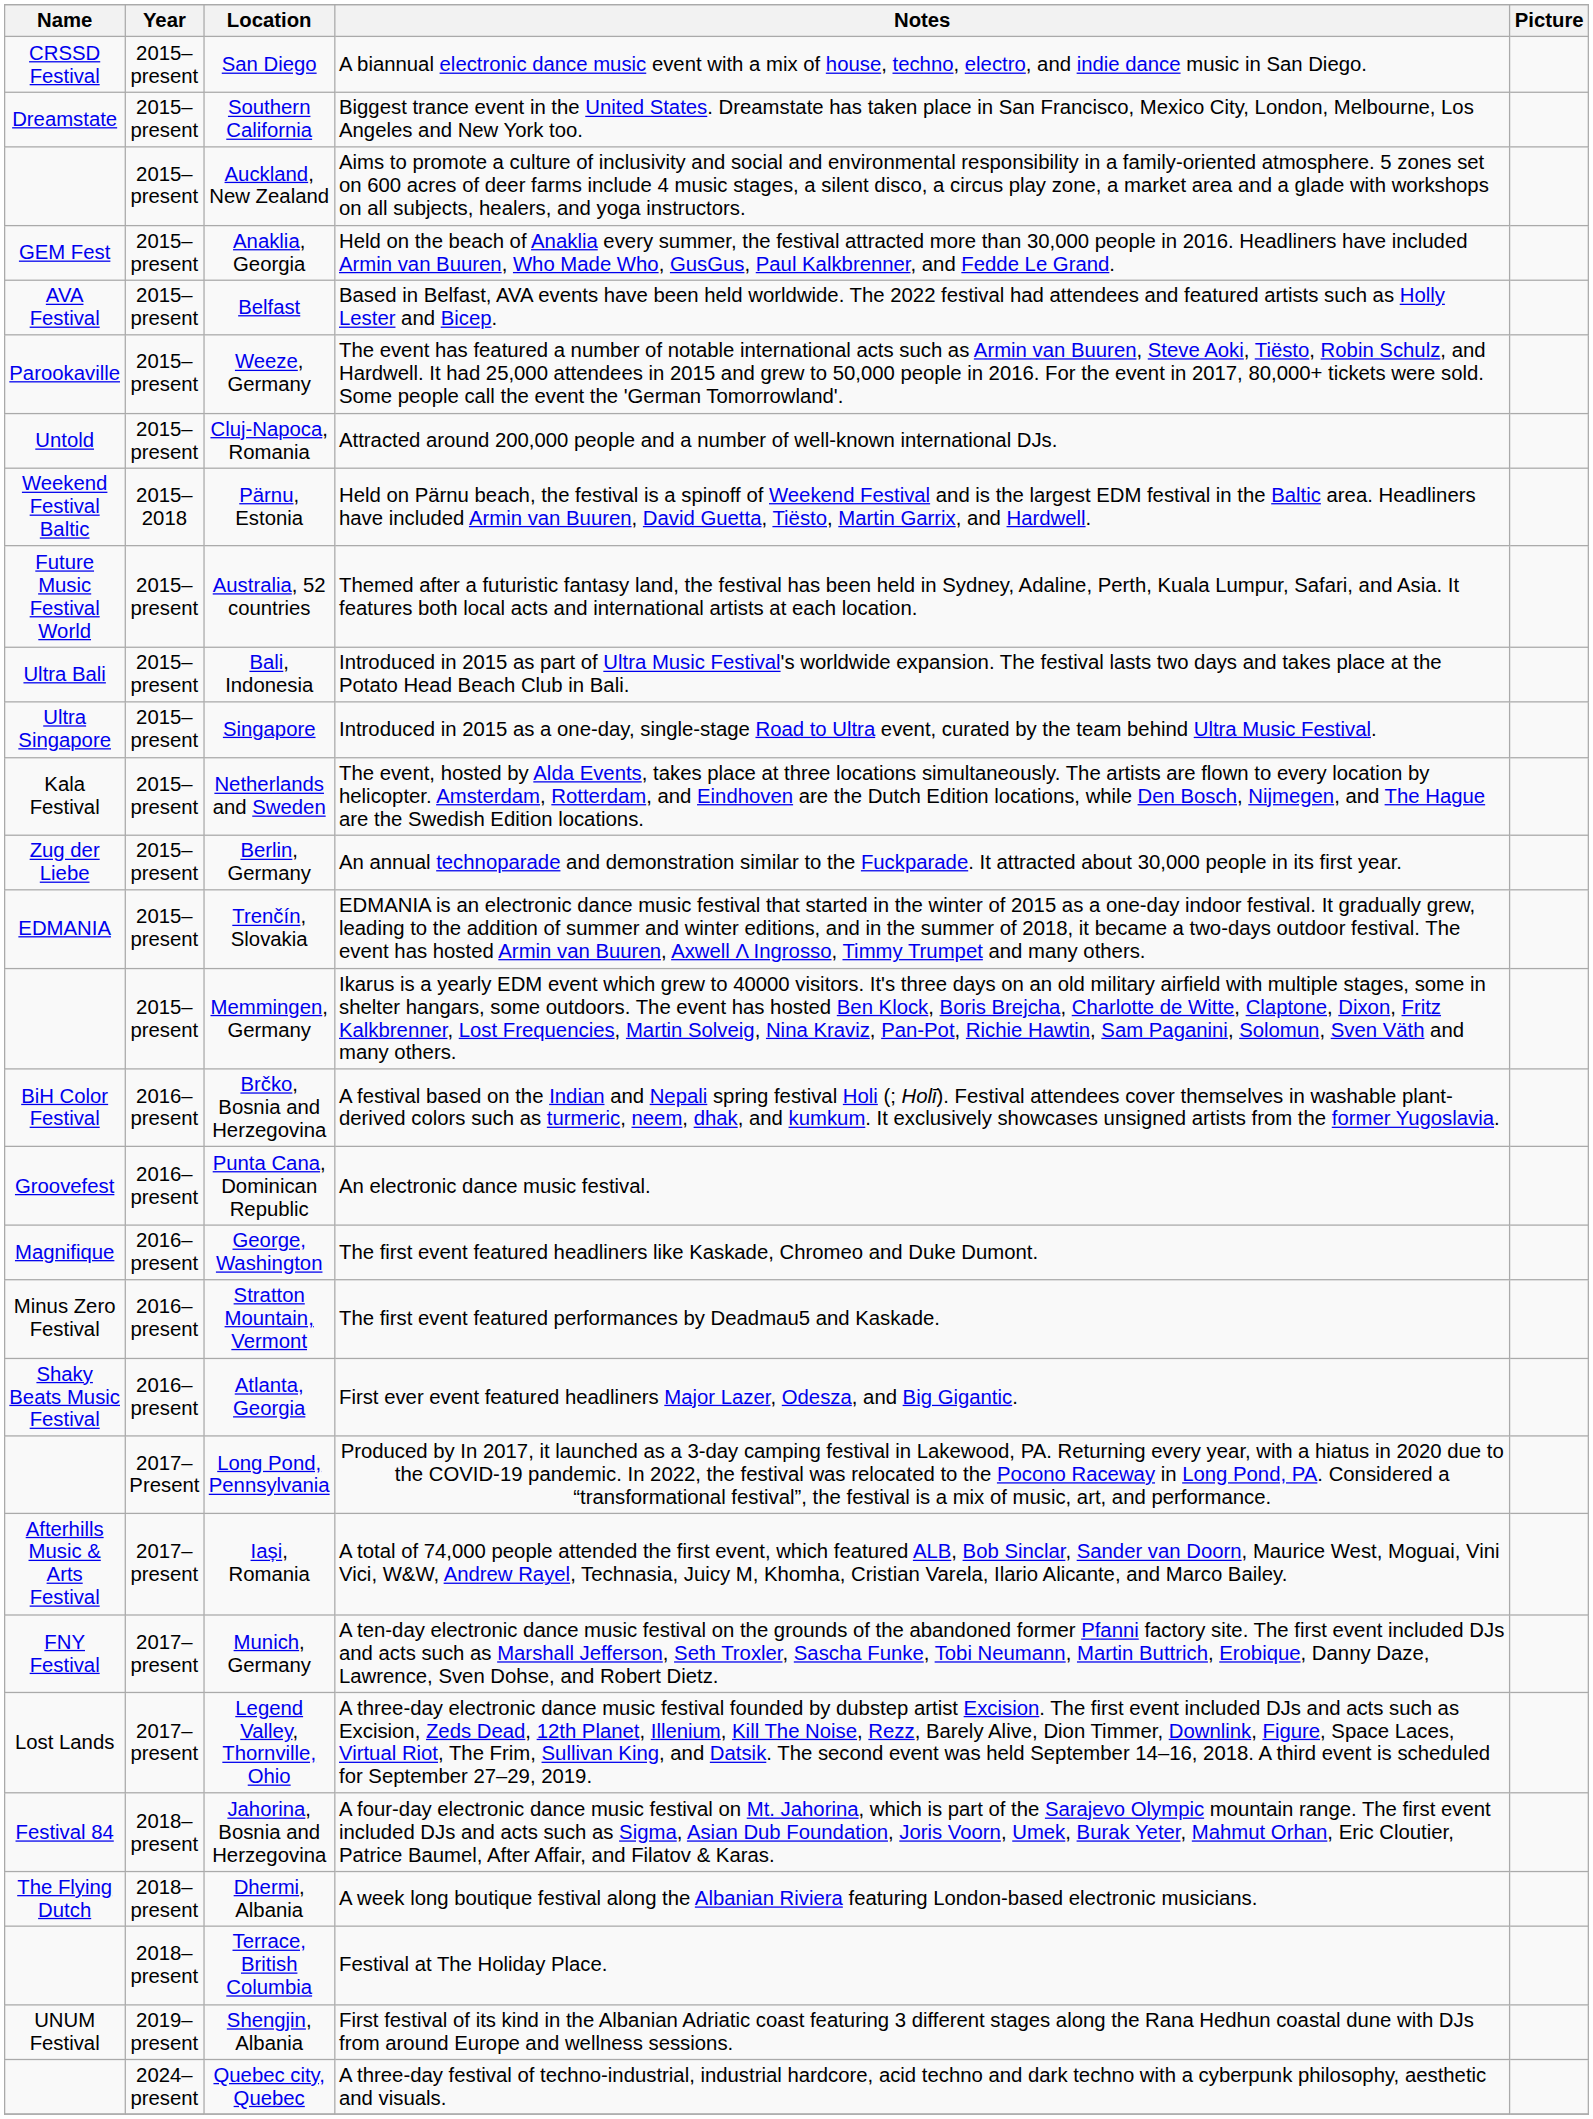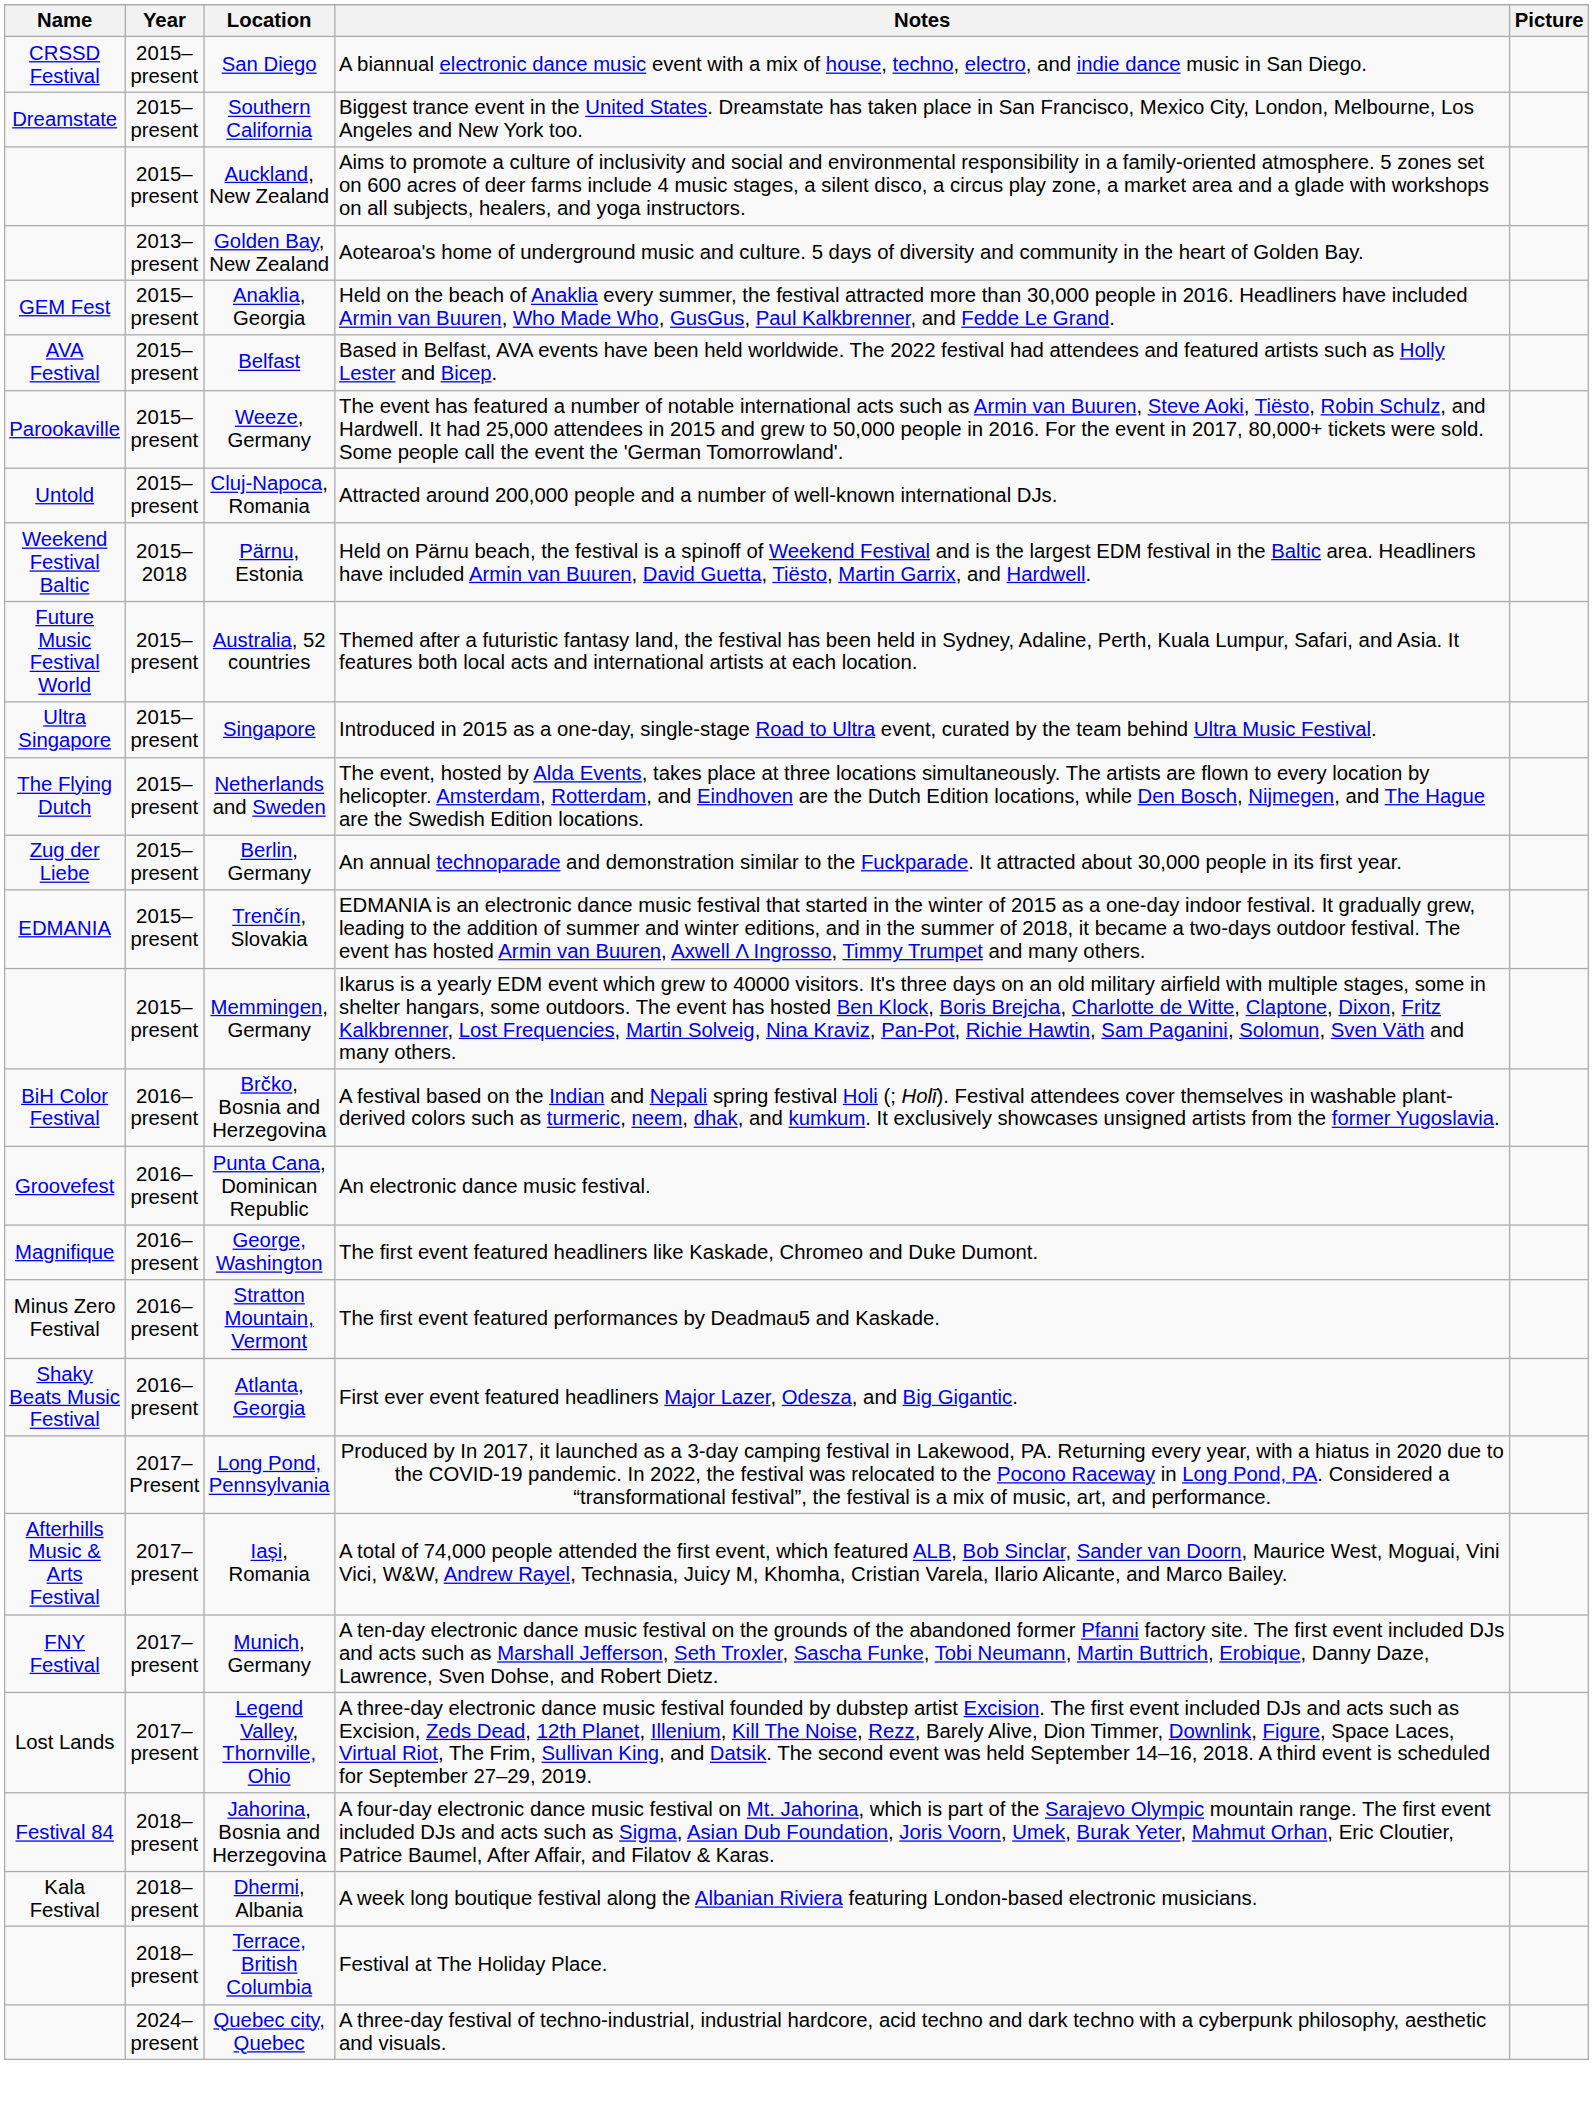+ row: (269, 252)
- row: (269, 674)
(65, 795) Kala Festival -> (65, 795) The Flying Dutch
(65, 1898) The Flying Dutch -> (65, 1898) Kala Festival
- row: (269, 2031)
